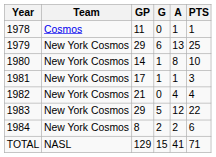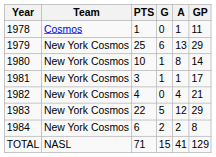columns swapped: (143, 12) <-> (199, 12)
